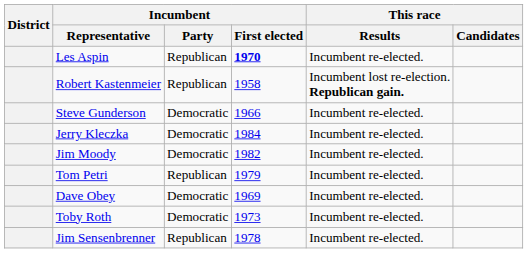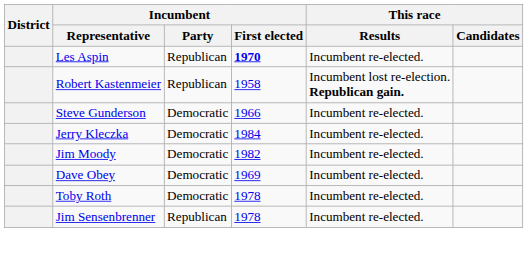- row: (82, 175)
(247, 216) 1973 -> (247, 196) 1978
